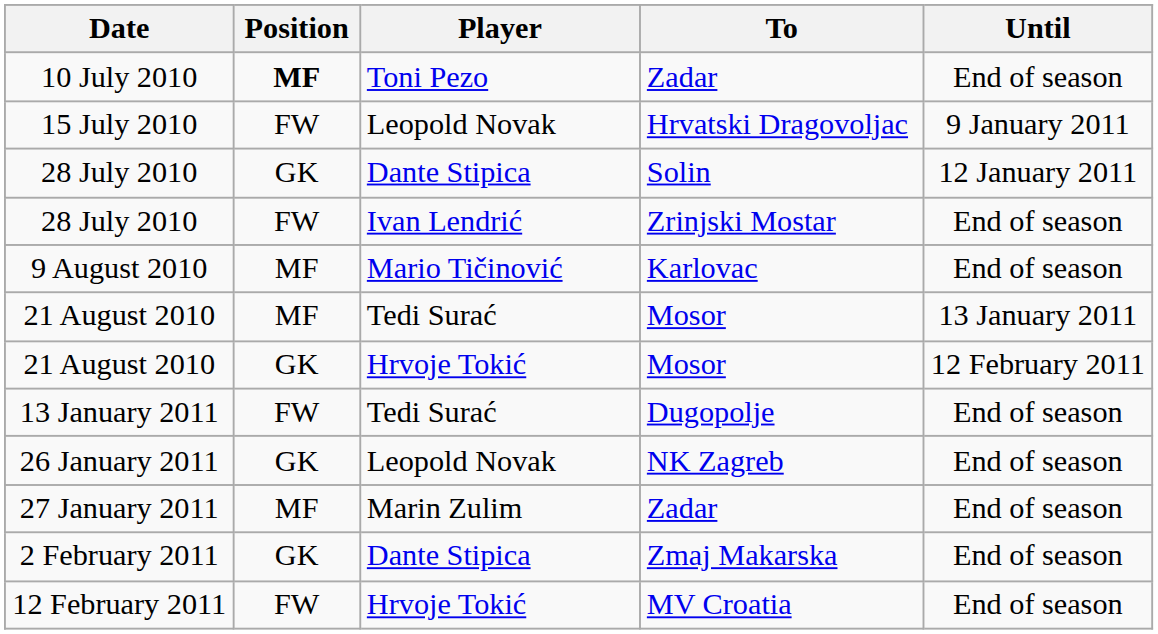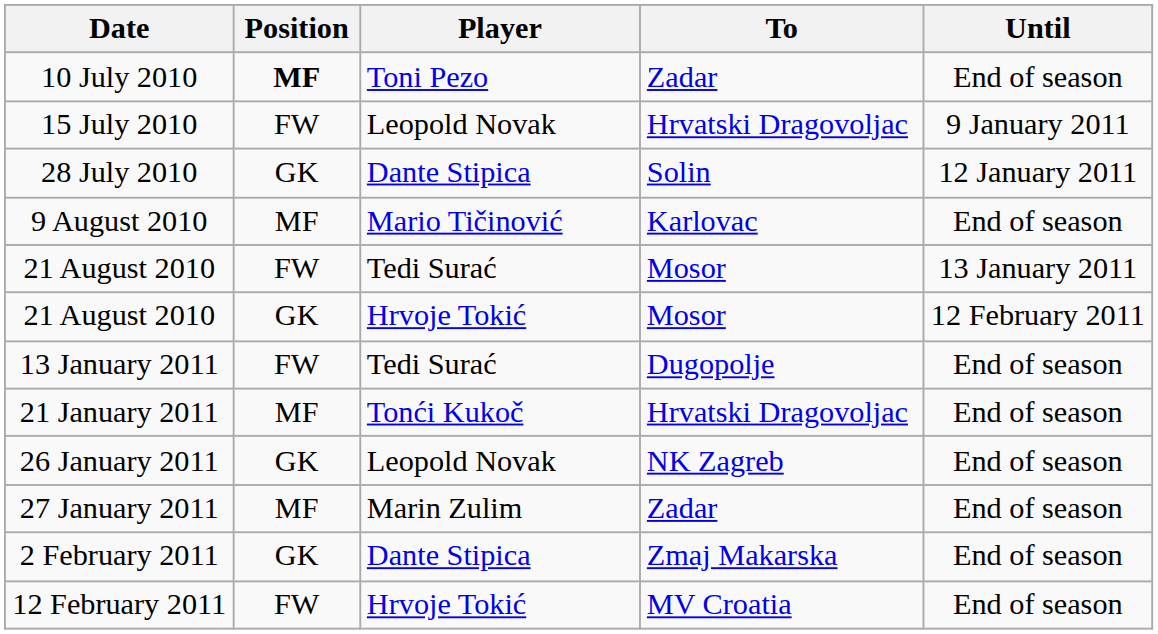- row: (119, 220)
(297, 316) MF -> (297, 268) FW
+ row: (119, 412)
